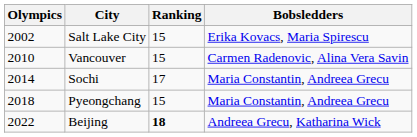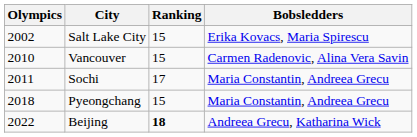(21, 79) 2014 -> (21, 79) 2011
